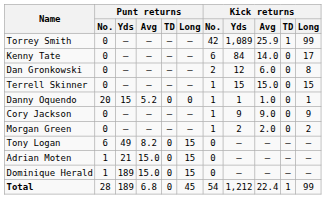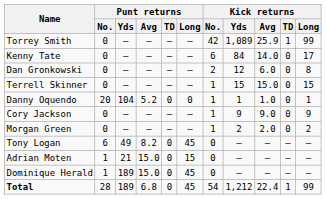(126, 99) 15 -> (126, 99) 104
(190, 143) 15 -> (190, 143) 45
(190, 172) 15 -> (190, 172) 45
